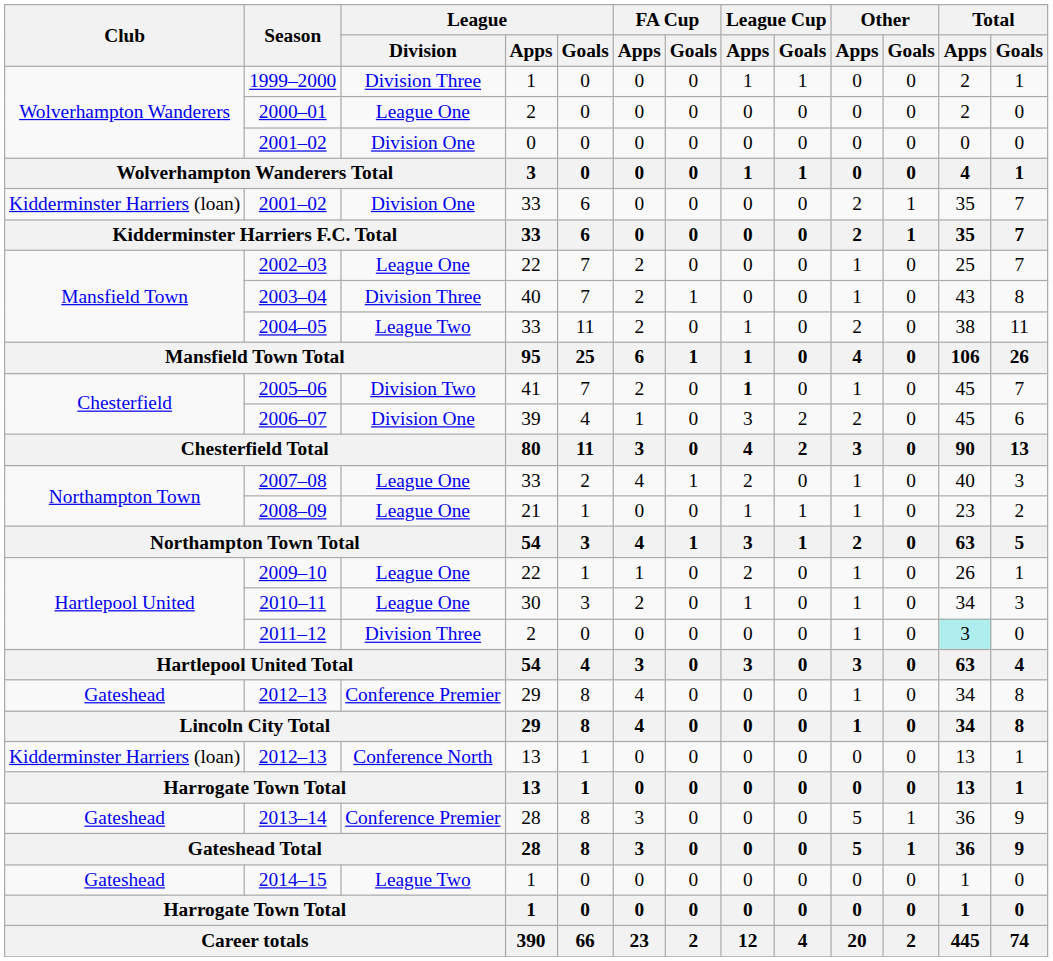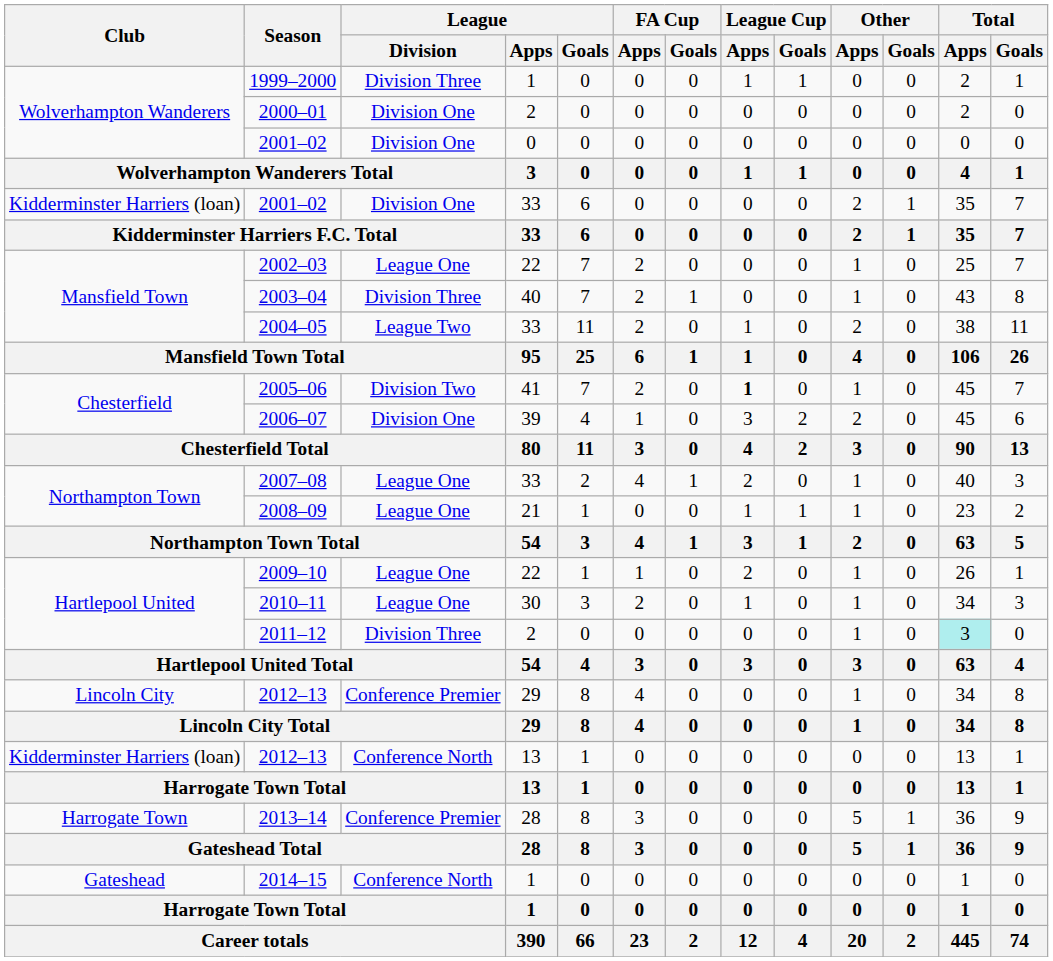(423, 111) League One -> (423, 111) Division One
(125, 695) Gateshead -> (125, 695) Lincoln City
(125, 818) Gateshead -> (125, 818) Harrogate Town
(423, 879) League Two -> (423, 879) Conference North
